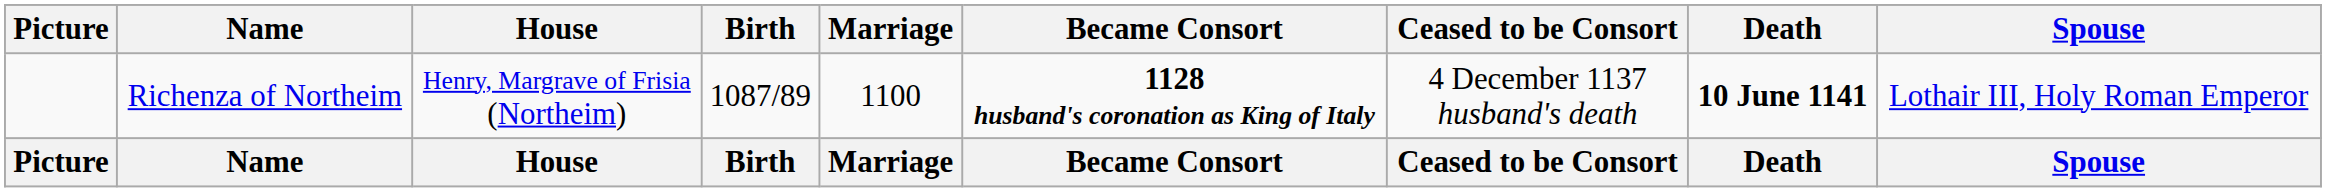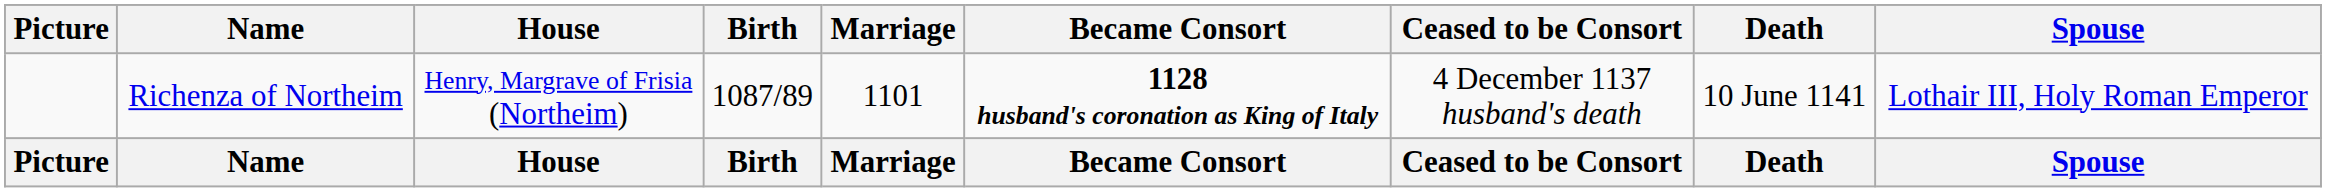(891, 95) 1100 -> (893, 95) 1101
(1783, 95) bold -> (1784, 95) normal
